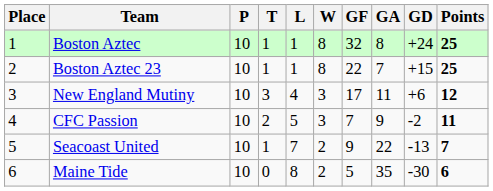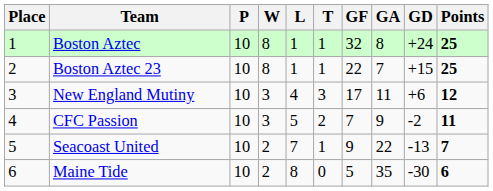columns swapped: (328, 17) <-> (272, 17)
